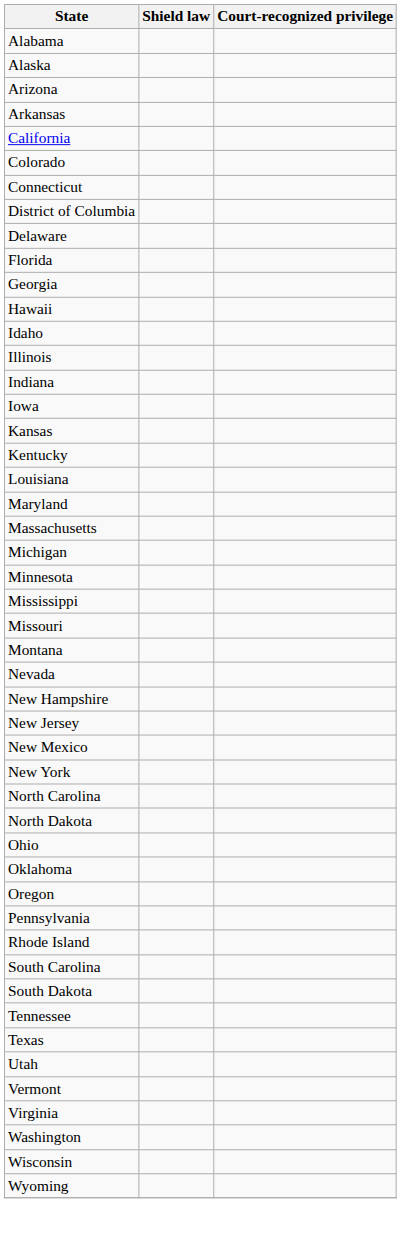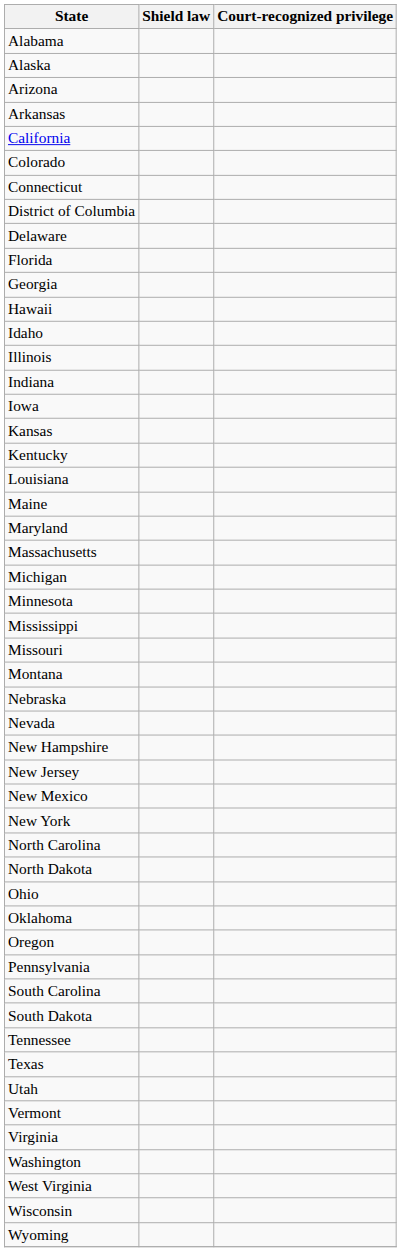+ row: (28, 503)
+ row: (37, 698)
- row: (49, 942)
+ row: (50, 1185)
